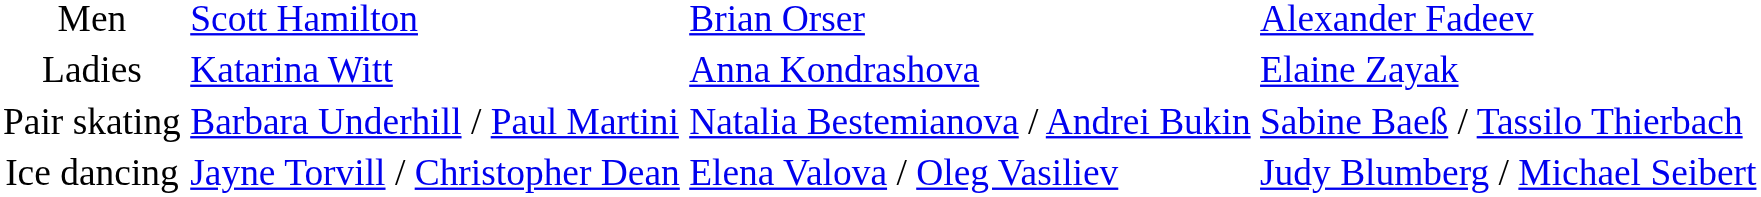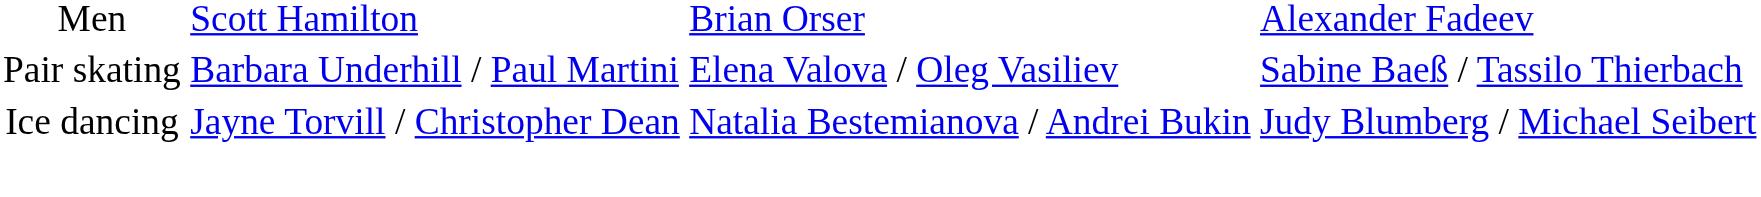- row: (92, 69)
(970, 121) Natalia Bestemianova / Andrei Bukin -> (904, 69) Elena Valova / Oleg Vasiliev
(904, 172) Elena Valova / Oleg Vasiliev -> (970, 121) Natalia Bestemianova / Andrei Bukin
